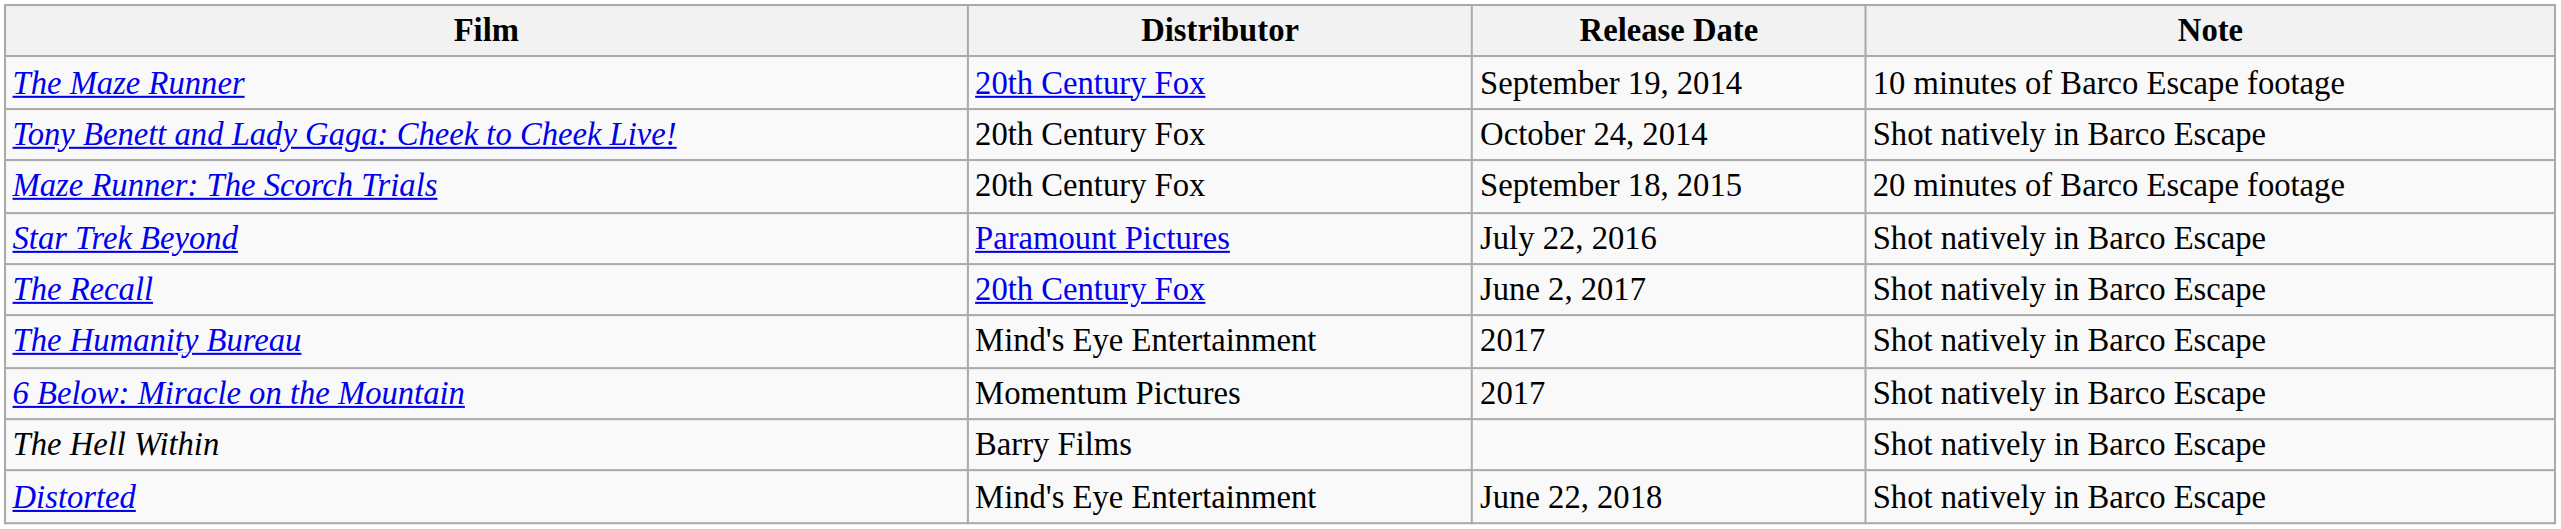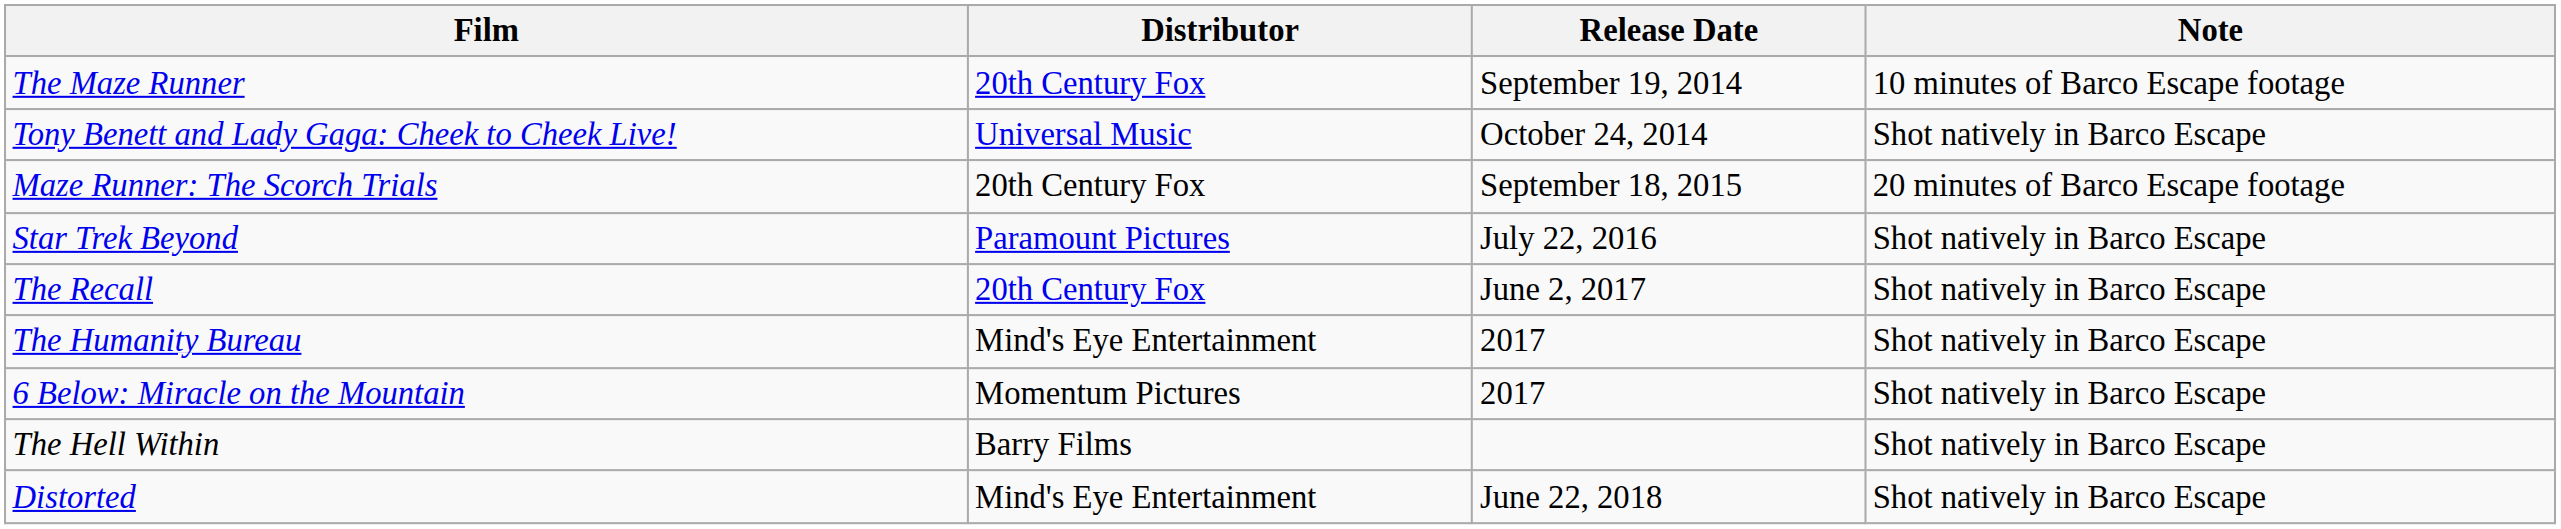(1090, 133) 20th Century Fox -> (1083, 133) Universal Music
